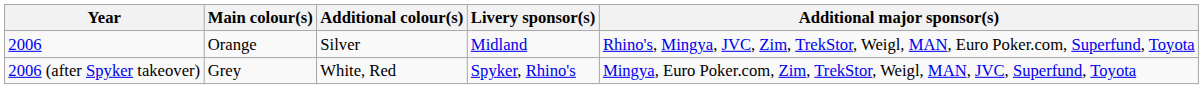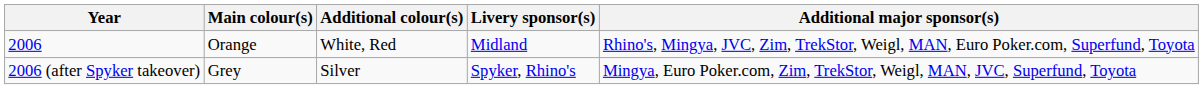(340, 44) Silver -> (358, 44) White, Red
(358, 70) White, Red -> (340, 70) Silver
